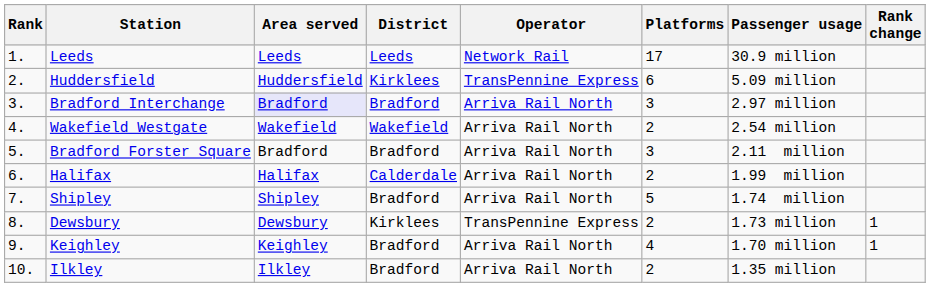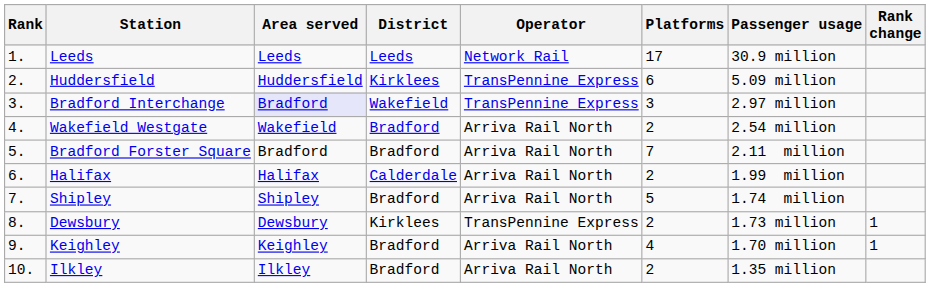(405, 104) Bradford -> (409, 104) Wakefield
(538, 104) Arriva Rail North -> (551, 104) TransPennine Express
(409, 128) Wakefield -> (405, 128) Bradford
(650, 152) 3 -> (650, 152) 7
